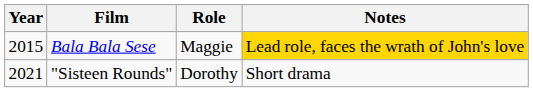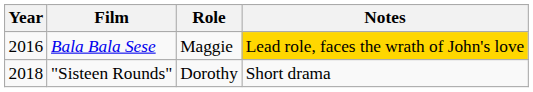(26, 45) 2015 -> (26, 45) 2016
(26, 73) 2021 -> (26, 73) 2018
